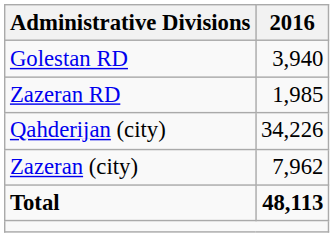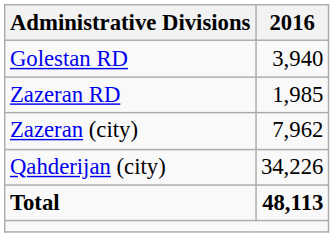rows swapped: (88, 130) <-> (74, 166)
